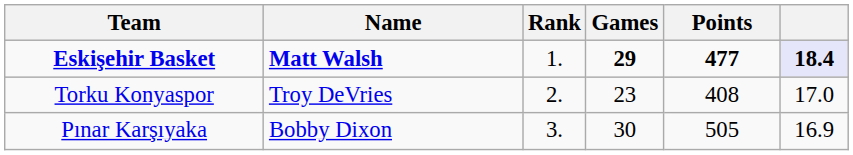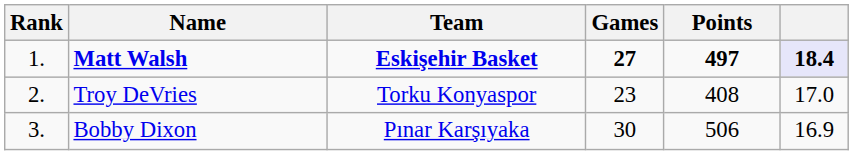columns swapped: (554, 22) <-> (134, 22)
(625, 58) 29 -> (625, 58) 27
(722, 58) 477 -> (722, 58) 497
(722, 130) 505 -> (722, 130) 506
